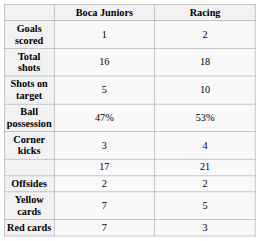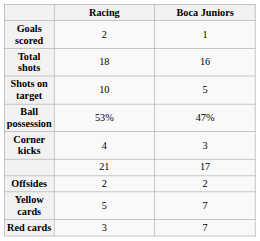columns swapped: (104, 12) <-> (205, 12)
